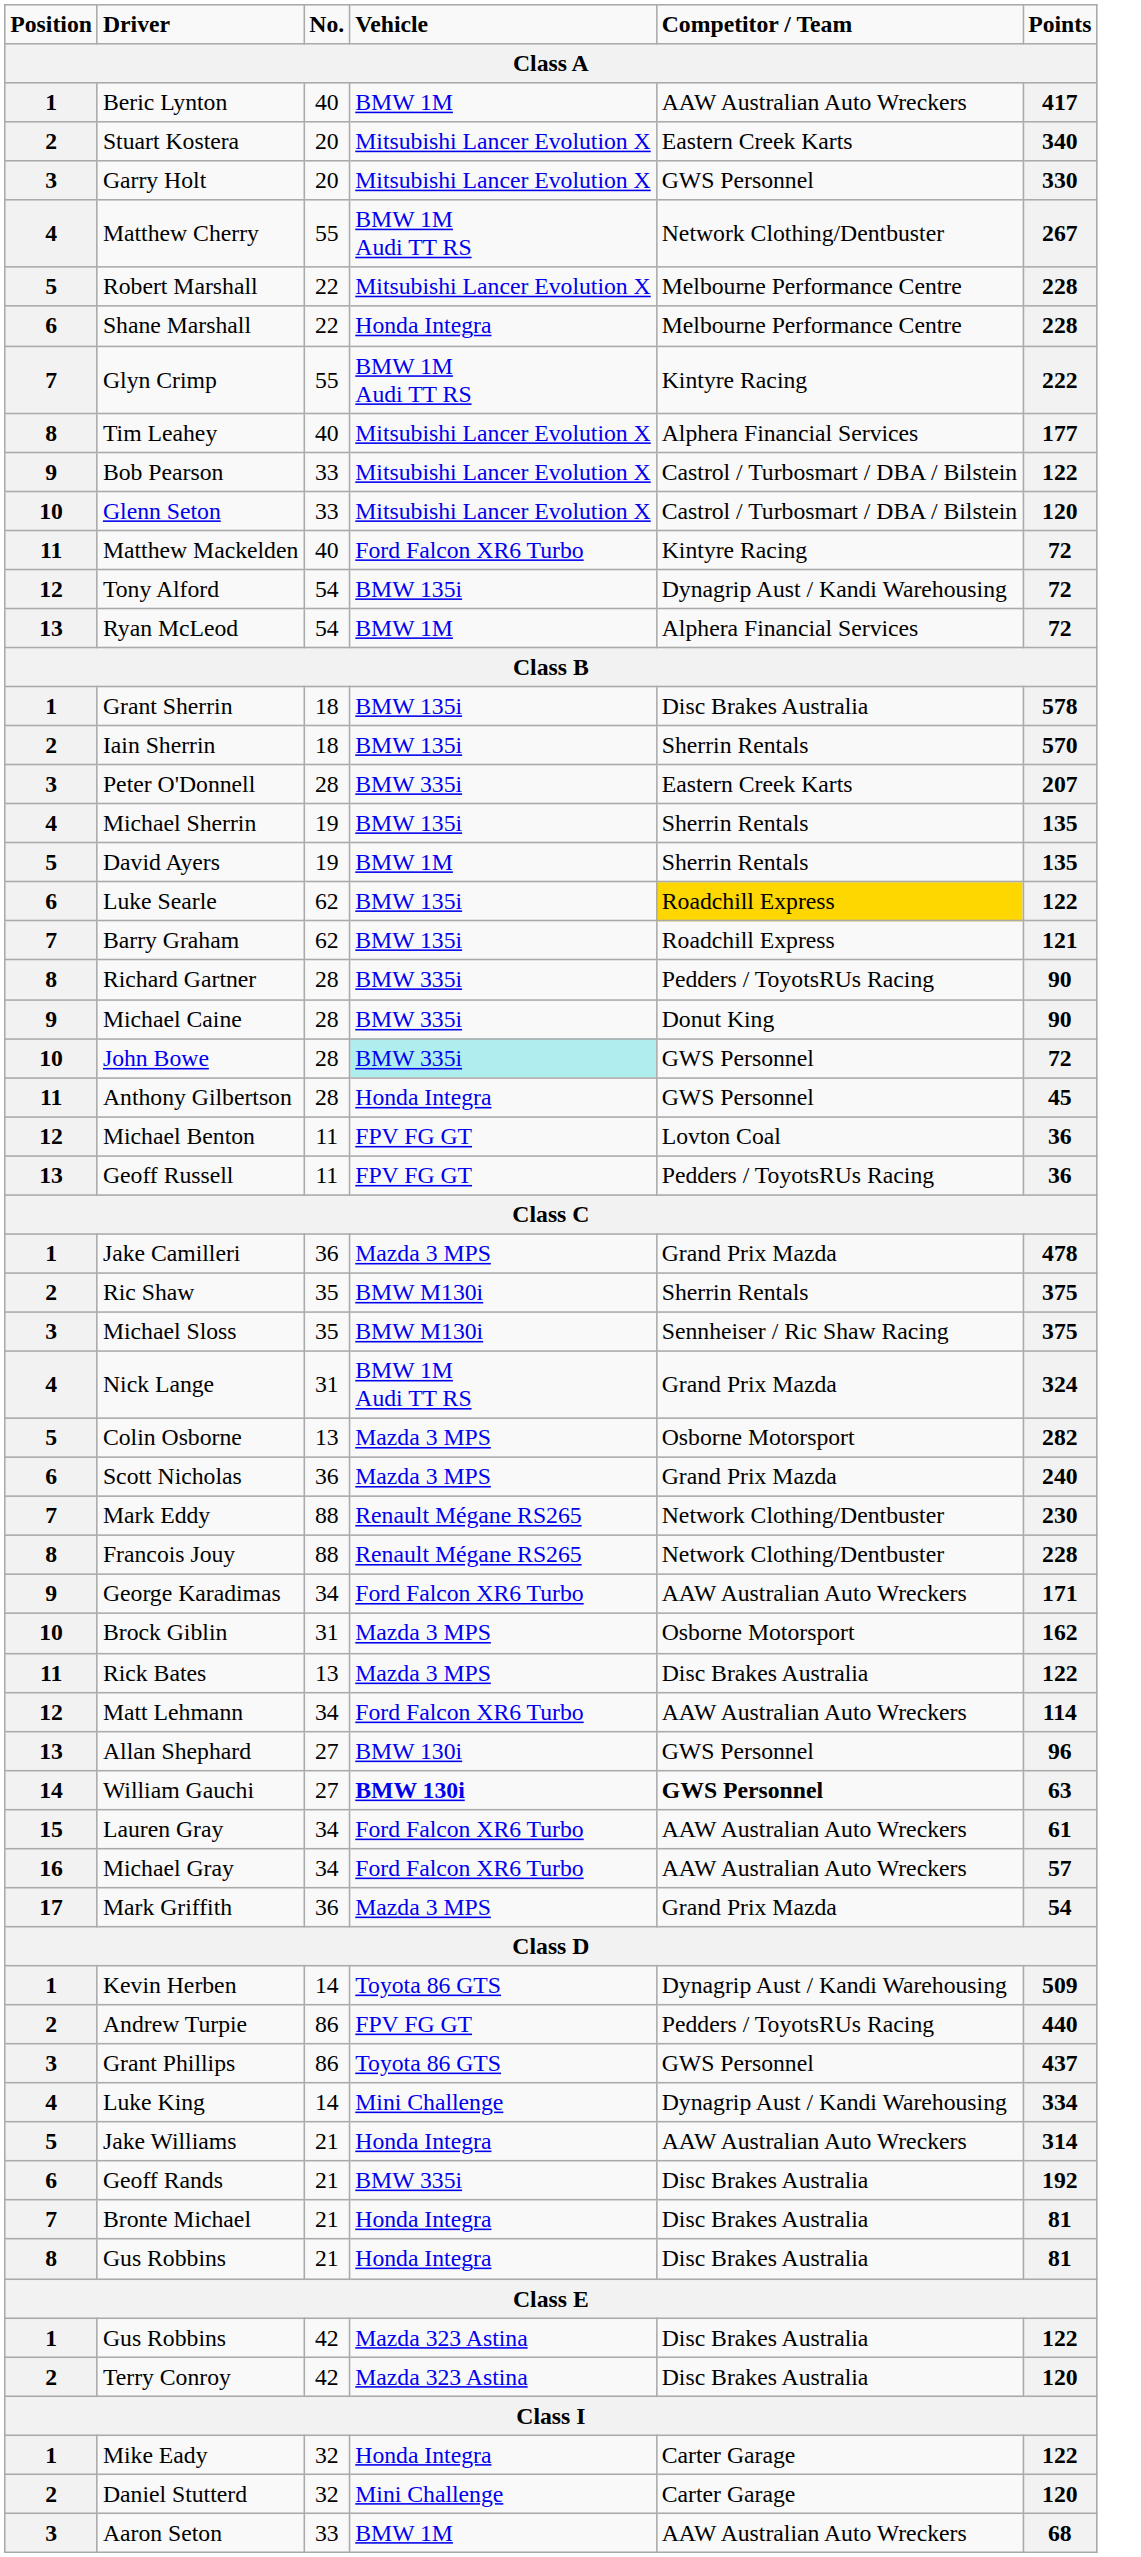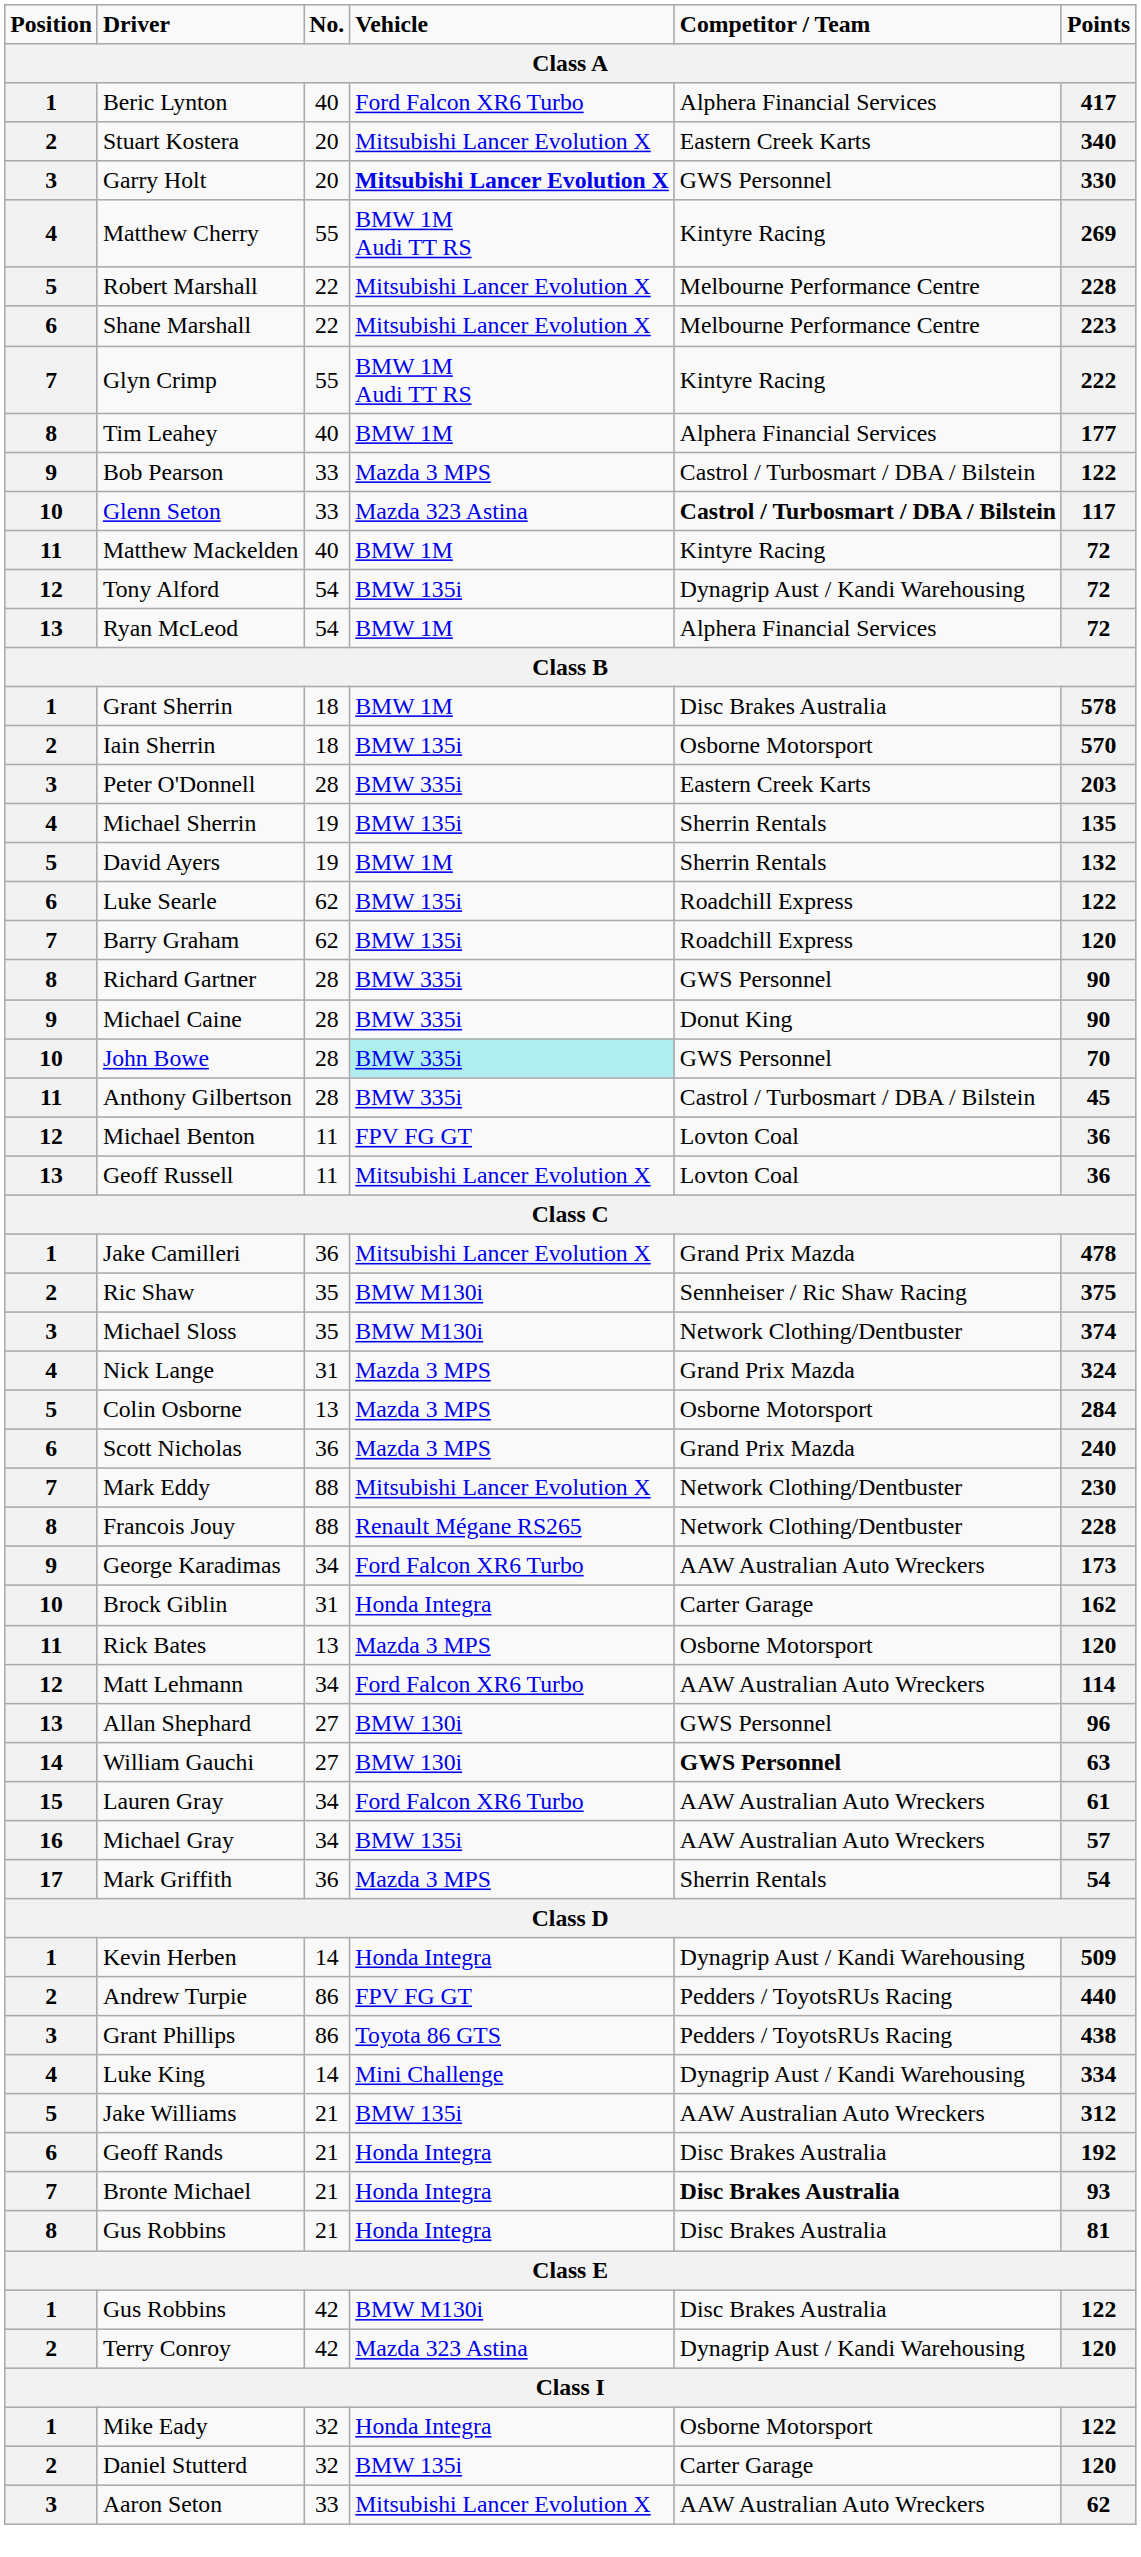(404, 102) BMW 1M -> (469, 102) Ford Falcon XR6 Turbo
(814, 102) AAW Australian Auto Wreckers -> (808, 102) Alphera Financial Services
(503, 180) normal -> (512, 180) bold
(803, 233) Network Clothing/Dentbuster -> (753, 233) Kintyre Racing
(1060, 233) 267 -> (1099, 233) 269
(423, 325) Honda Integra -> (503, 325) Mitsubishi Lancer Evolution X
(1060, 325) 228 -> (1099, 325) 223
(503, 432) Mitsubishi Lancer Evolution X -> (404, 432) BMW 1M
(503, 471) Mitsubishi Lancer Evolution X -> (423, 471) Mazda 3 MPS
(503, 510) Mitsubishi Lancer Evolution X -> (441, 510) Mazda 323 Astina
(839, 510) normal -> (868, 510) bold
(1060, 510) 120 -> (1099, 510) 117
(469, 549) Ford Falcon XR6 Turbo -> (404, 549) BMW 1M
(409, 705) BMW 135i -> (404, 705) BMW 1M
(735, 745) Sherrin Rentals -> (776, 745) Osborne Motorsport
(1060, 784) 207 -> (1099, 784) 203
(1060, 862) 135 -> (1099, 862) 132
(748, 901) gold background -> (766, 901) no background
(1060, 940) 121 -> (1099, 940) 120
(798, 979) Pedders / ToyotsRUs Racing -> (756, 979) GWS Personnel
(1060, 1057) 72 -> (1099, 1057) 70
(423, 1096) Honda Integra -> (409, 1096) BMW 335i
(738, 1096) GWS Personnel -> (858, 1096) Castrol / Turbosmart / DBA / Bilstein
(414, 1175) FPV FG GT -> (503, 1175) Mitsubishi Lancer Evolution X
(798, 1175) Pedders / ToyotsRUs Racing -> (739, 1175) Lovton Coal
(423, 1253) Mazda 3 MPS -> (503, 1253) Mitsubishi Lancer Evolution X
(735, 1292) Sherrin Rentals -> (823, 1292) Sennheiser / Ric Shaw Racing
(805, 1331) Sennheiser / Ric Shaw Racing -> (821, 1331) Network Clothing/Dentbuster
(1060, 1331) 375 -> (1099, 1331) 374
(413, 1384) BMW 1M Audi TT RS -> (423, 1370) Mazda 3 MPS
(1060, 1437) 282 -> (1099, 1409) 284
(468, 1515) Renault Mégane RS265 -> (503, 1487) Mitsubishi Lancer Evolution X
(1060, 1594) 171 -> (1099, 1566) 173
(423, 1633) Mazda 3 MPS -> (423, 1605) Honda Integra
(758, 1633) Osborne Motorsport -> (747, 1605) Carter Garage
(765, 1672) Disc Brakes Australia -> (776, 1644) Osborne Motorsport
(1060, 1672) 122 -> (1099, 1644) 120
(410, 1789) bold -> (409, 1761) normal
(469, 1867) Ford Falcon XR6 Turbo -> (409, 1839) BMW 135i
(749, 1906) Grand Prix Mazda -> (753, 1878) Sherrin Rentals
(428, 1985) Toyota 86 GTS -> (423, 1957) Honda Integra
(738, 2063) GWS Personnel -> (816, 2035) Pedders / ToyotsRUs Racing
(1060, 2063) 437 -> (1099, 2035) 438
(423, 2141) Honda Integra -> (409, 2113) BMW 135i
(1060, 2141) 314 -> (1099, 2113) 312
(409, 2180) BMW 335i -> (423, 2152) Honda Integra
(765, 2219) normal -> (790, 2191) bold
(1060, 2219) 81 -> (1099, 2191) 93
(441, 2337) Mazda 323 Astina -> (419, 2308) BMW M130i
(765, 2376) Disc Brakes Australia -> (852, 2348) Dynagrip Aust / Kandi Warehousing
(729, 2454) Carter Garage -> (776, 2426) Osborne Motorsport
(429, 2493) Mini Challenge -> (409, 2465) BMW 135i
(404, 2532) BMW 1M -> (503, 2504) Mitsubishi Lancer Evolution X
(1060, 2532) 68 -> (1099, 2504) 62
